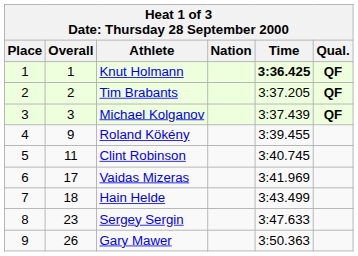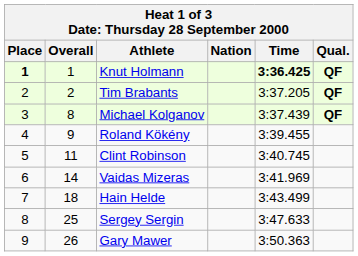(25, 72) normal -> (25, 72) bold
(71, 114) 3 -> (71, 114) 8
(71, 177) 17 -> (71, 177) 14
(71, 219) 23 -> (71, 219) 25
